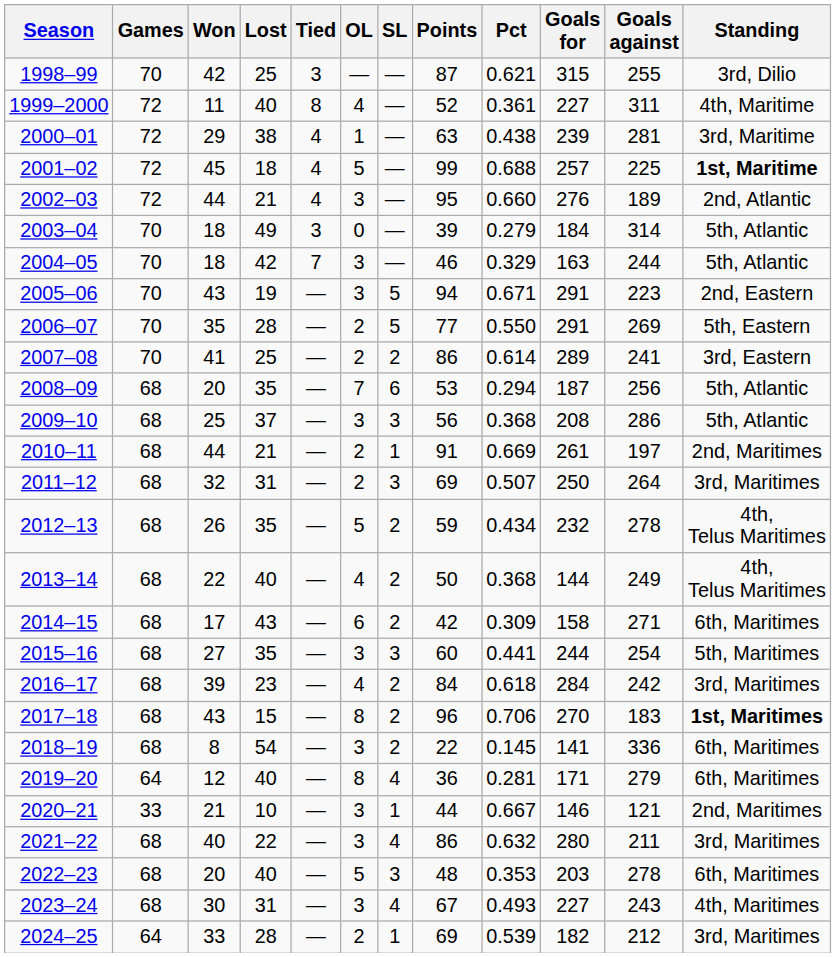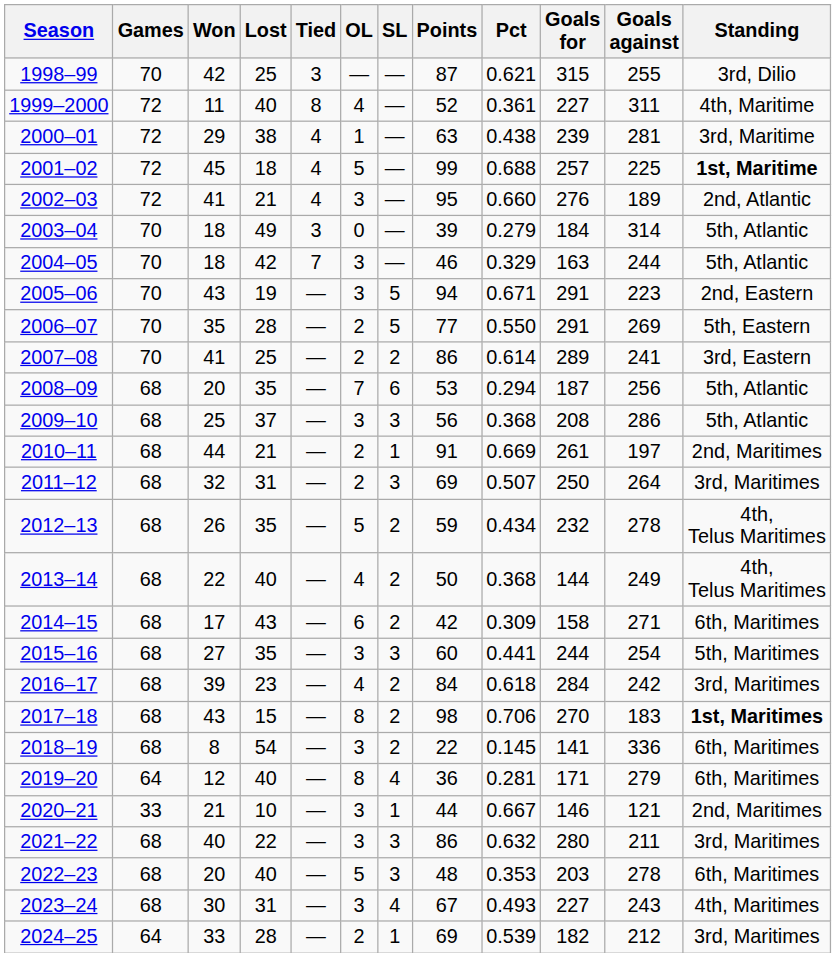(214, 199) 44 -> (214, 199) 41
(447, 716) 96 -> (447, 716) 98
(395, 842) 4 -> (395, 842) 3
